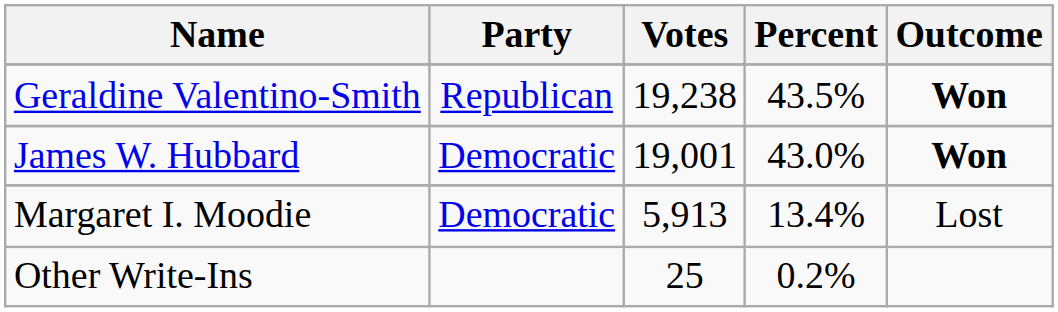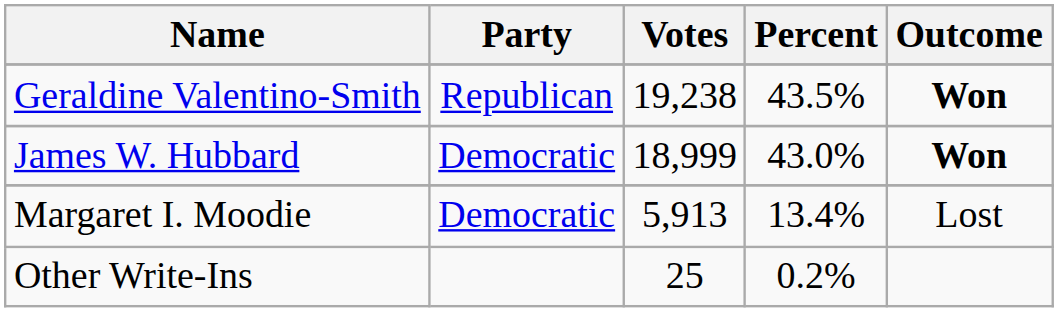(685, 154) 19,001 -> (685, 154) 18,999
